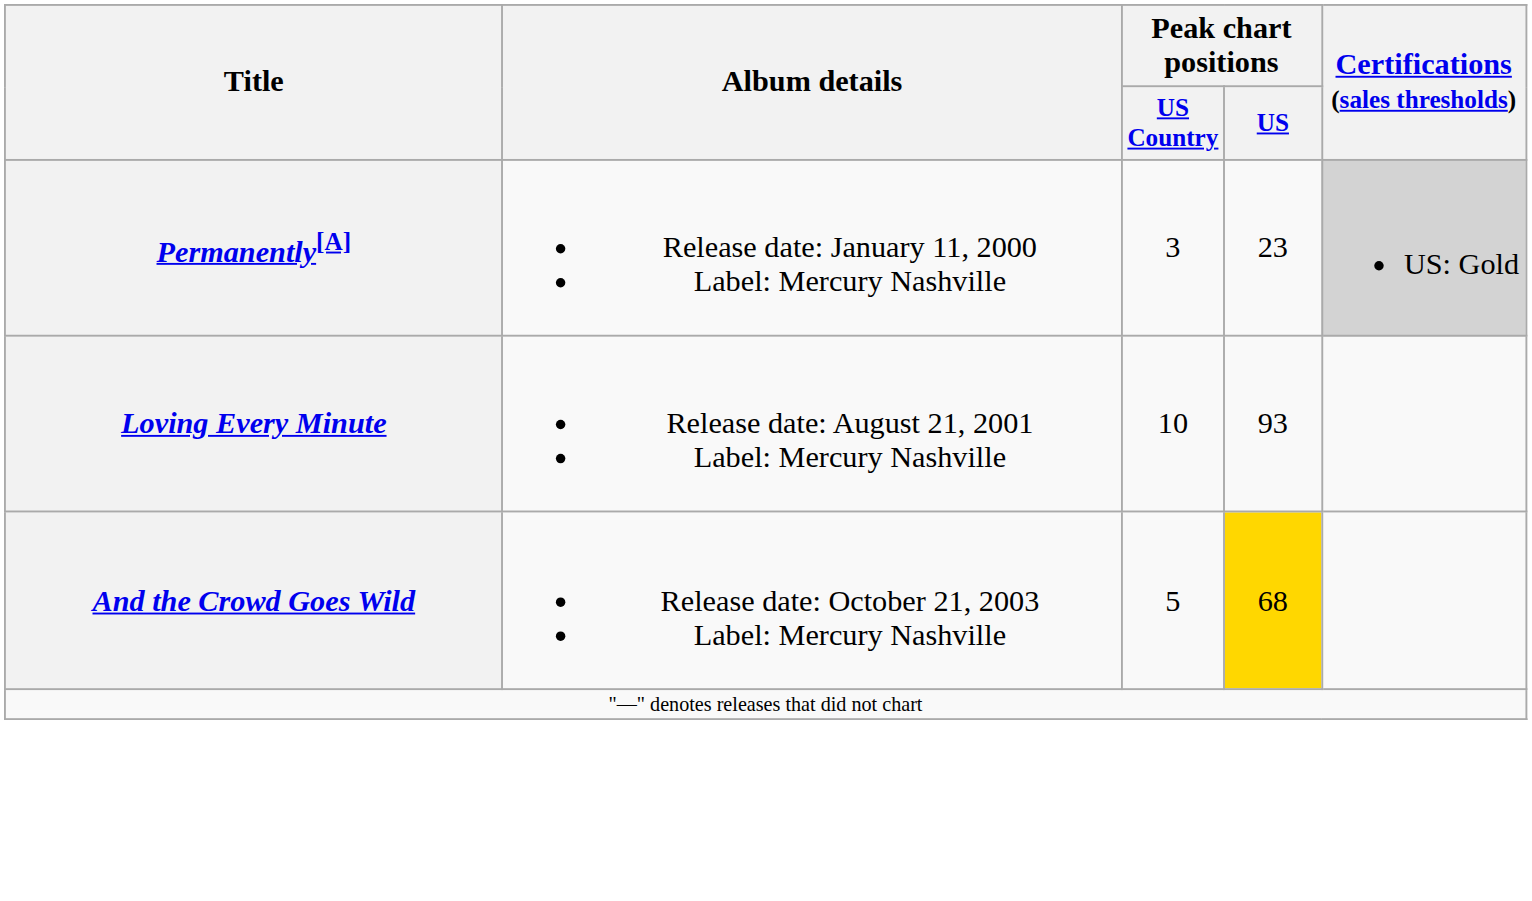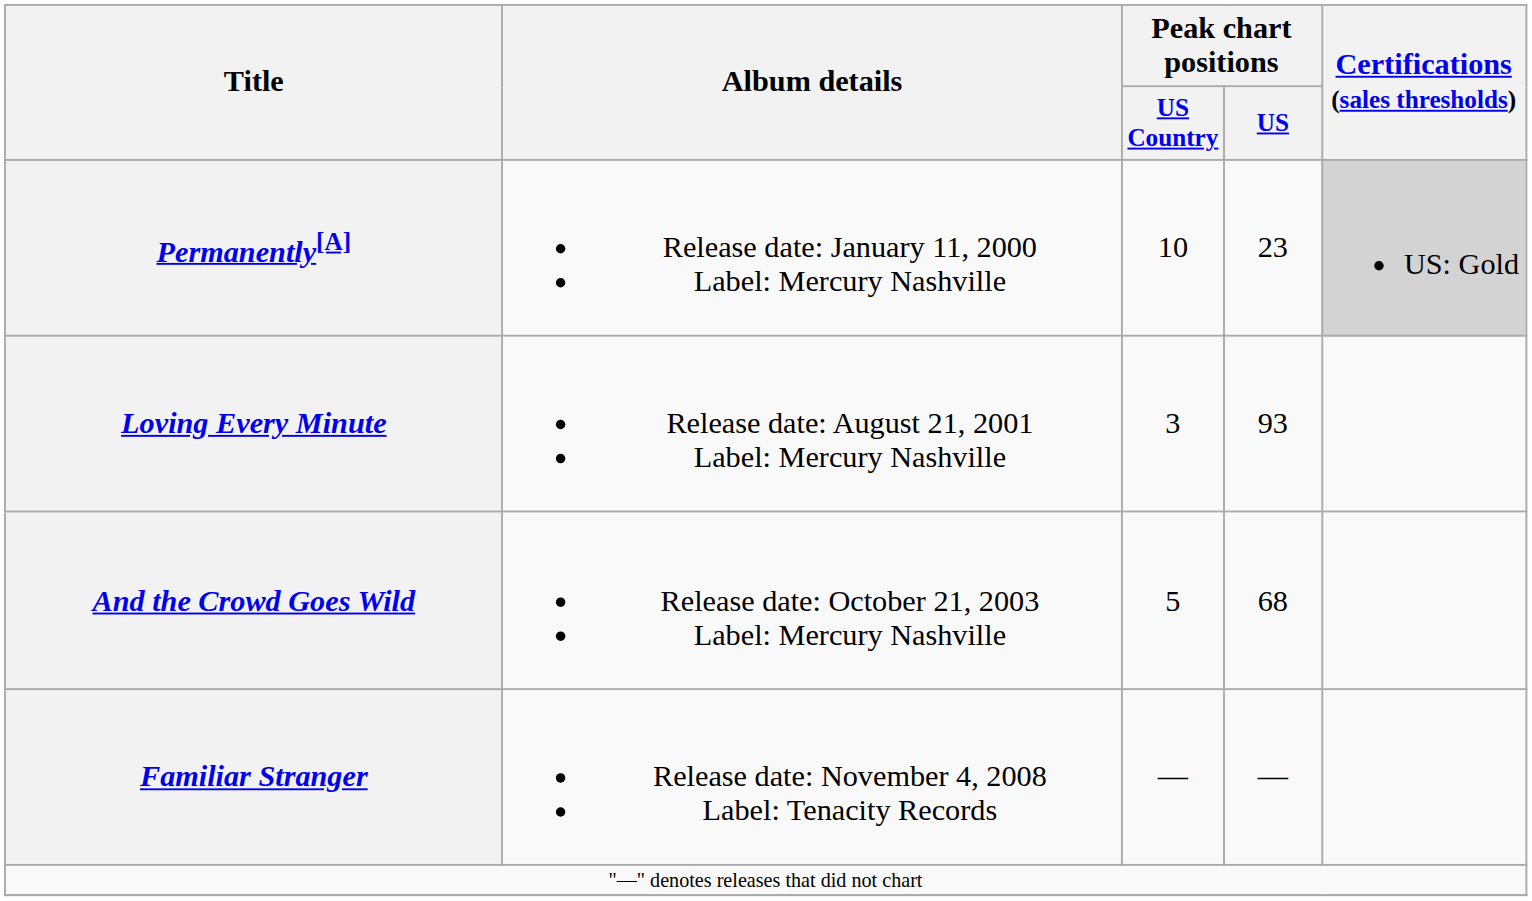(1173, 247) 3 -> (1173, 247) 10
(1173, 423) 10 -> (1173, 423) 3
(1273, 600) gold background -> (1273, 600) no background
+ row: (254, 776)
